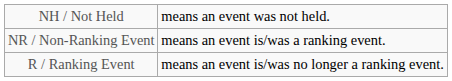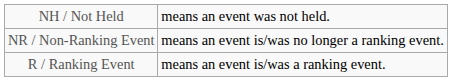(273, 40) means an event is/was a ranking event. -> (303, 40) means an event is/was no longer a ranking event.
(303, 64) means an event is/was no longer a ranking event. -> (273, 64) means an event is/was a ranking event.
